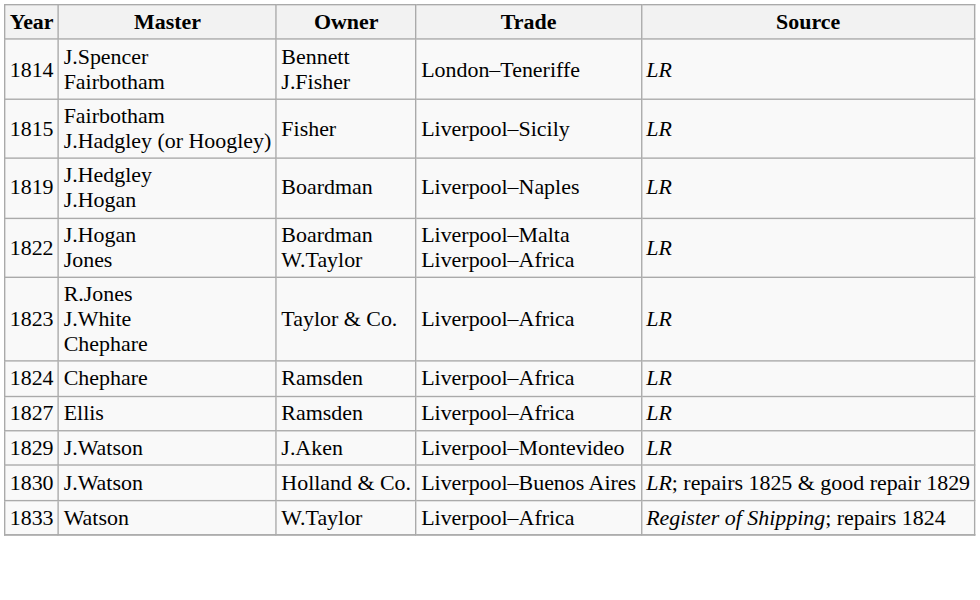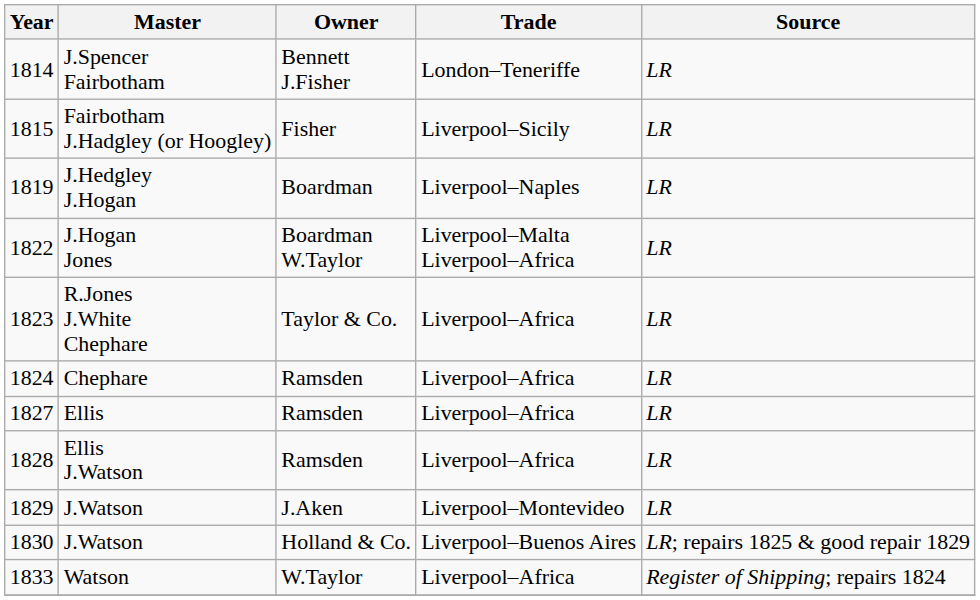+ row: (32, 460)
